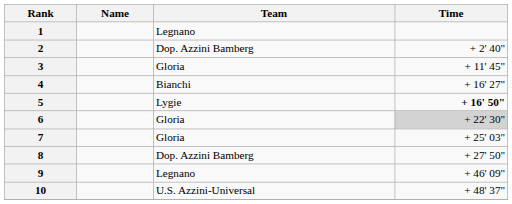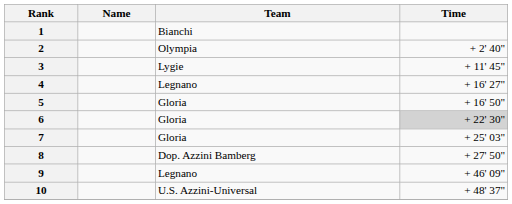(176, 31) Legnano -> (175, 31) Bianchi
(205, 48) Dop. Azzini Bamberg -> (177, 48) Olympia
(170, 66) Gloria -> (171, 66) Lygie
(173, 84) Bianchi -> (177, 84) Legnano
(169, 102) Lygie -> (172, 102) Gloria
(483, 102) bold -> (485, 102) normal
